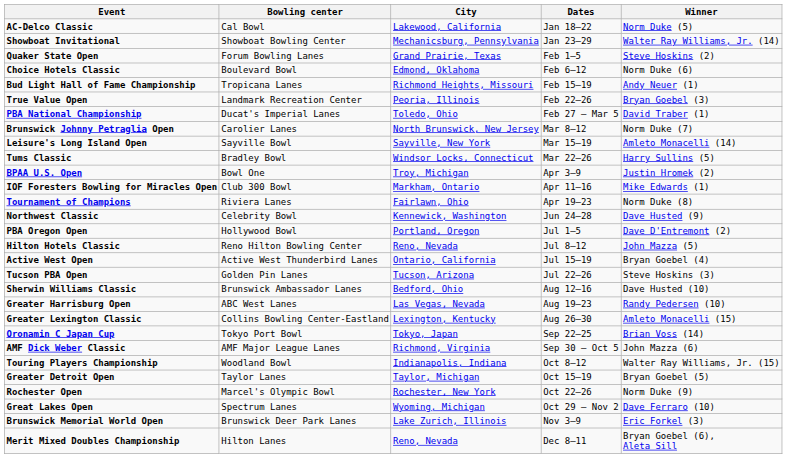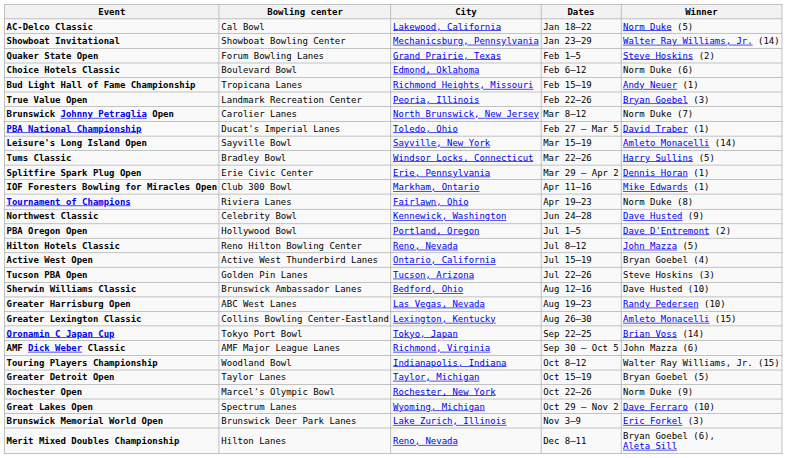rows swapped: (74, 114) <-> (90, 129)
+ row: (74, 172)
- row: (44, 172)
